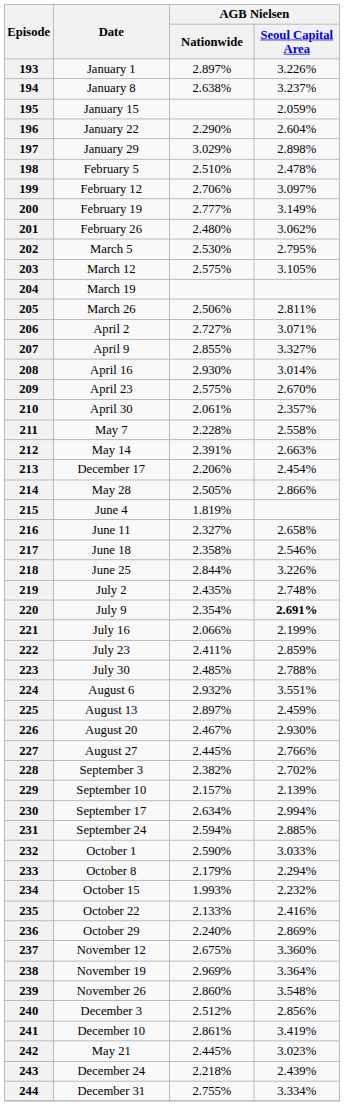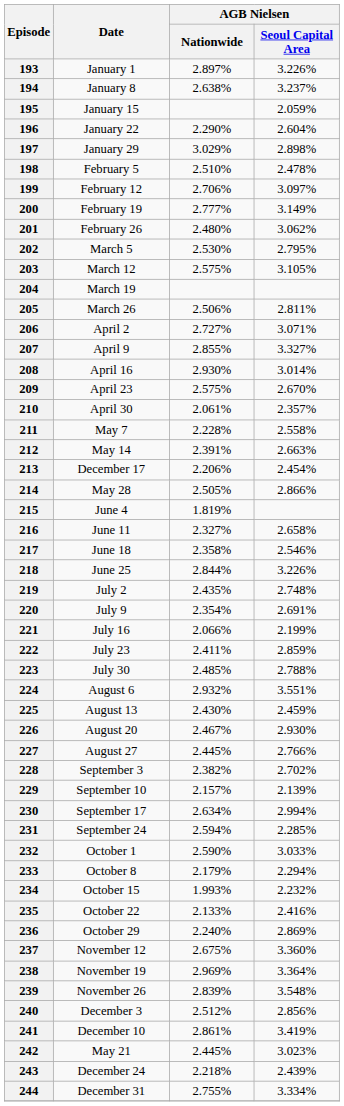(297, 610) bold -> (297, 610) normal
(212, 710) 2.897% -> (212, 710) 2.430%
(297, 830) 2.885% -> (297, 830) 2.285%
(212, 990) 2.860% -> (212, 990) 2.839%
